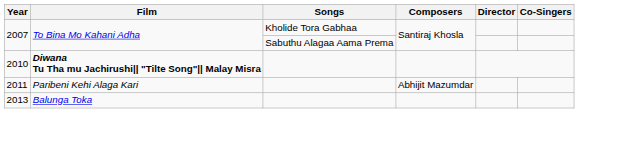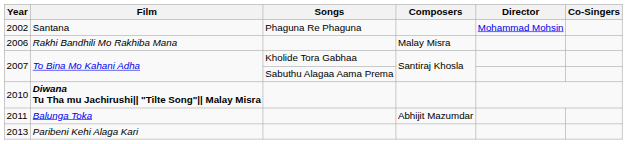+ row: (17, 27)
+ row: (17, 43)
(85, 85) Paribeni Kehi Alaga Kari -> (62, 116) Balunga Toka
(62, 100) Balunga Toka -> (85, 131) Paribeni Kehi Alaga Kari
